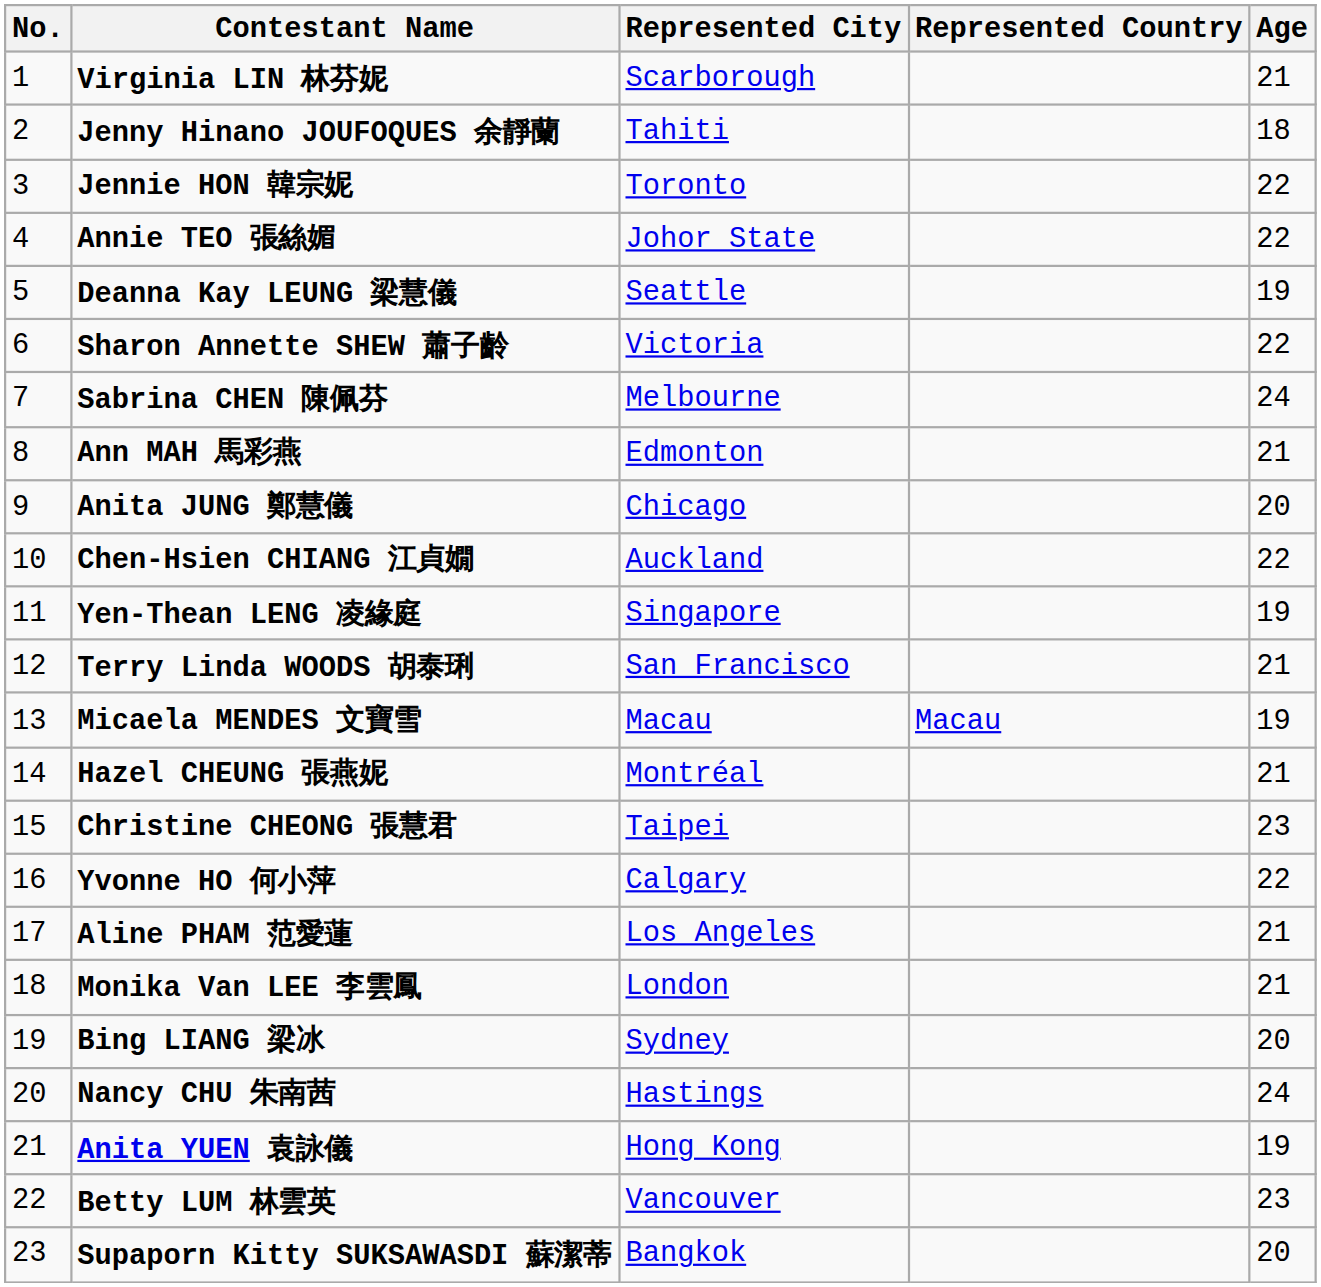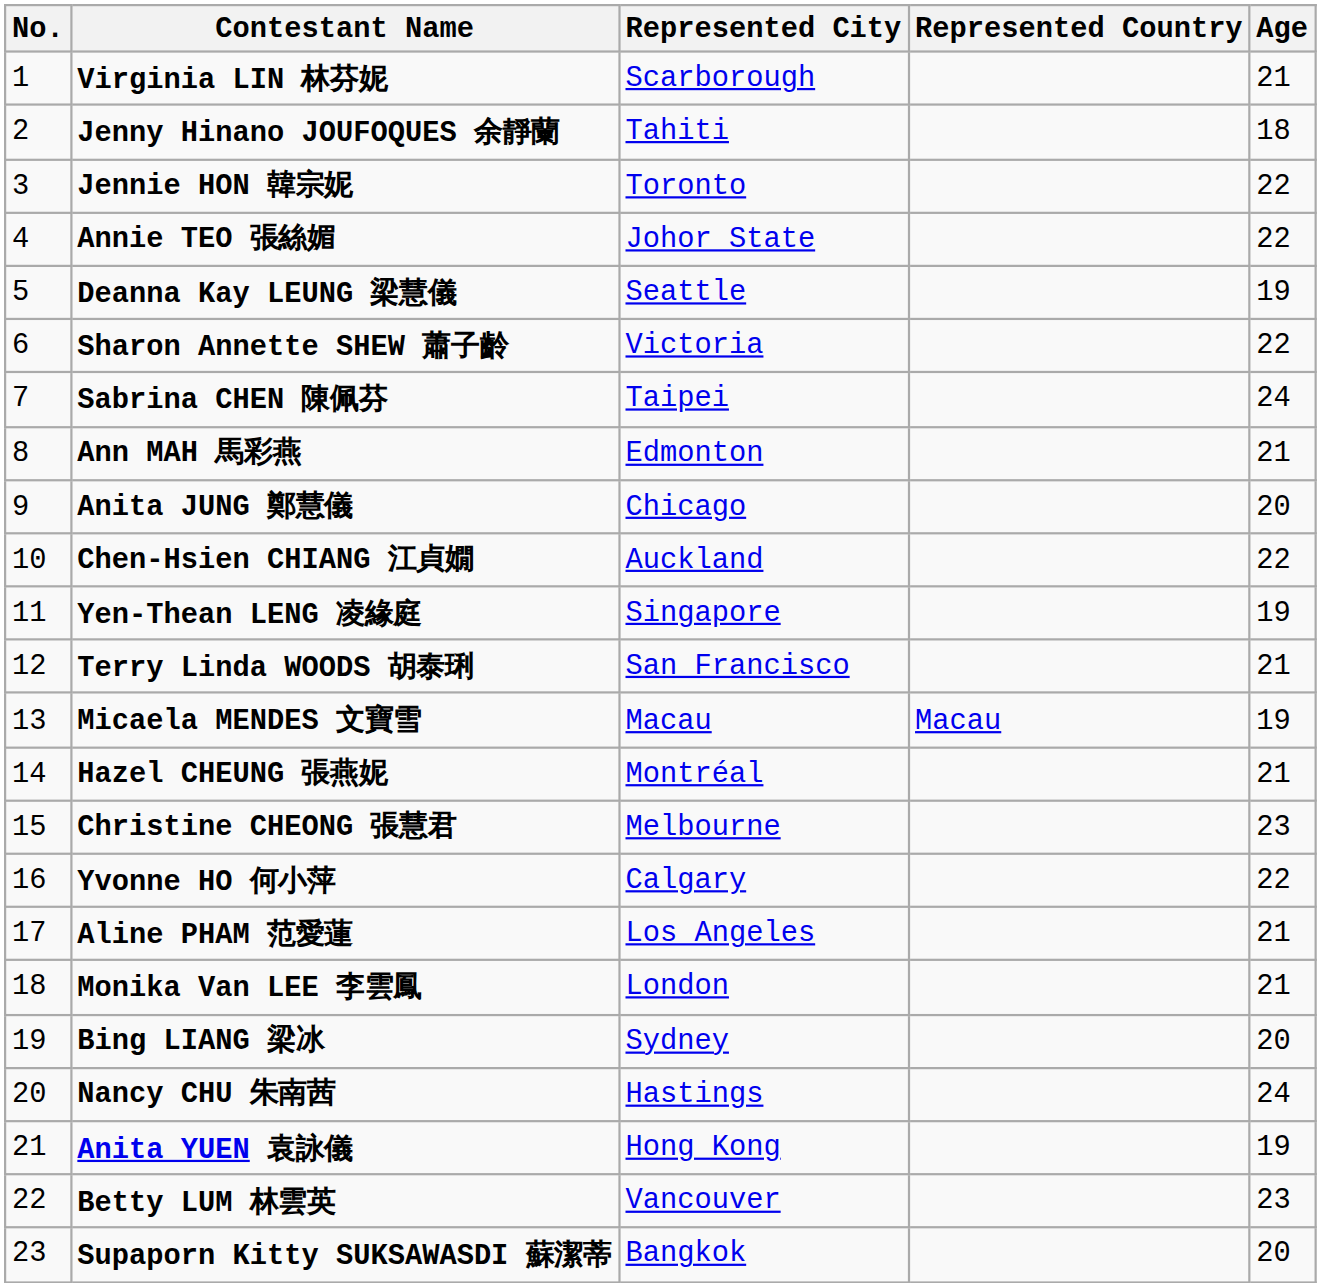(703, 399) Melbourne -> (677, 399) Taipei
(677, 827) Taipei -> (703, 827) Melbourne
